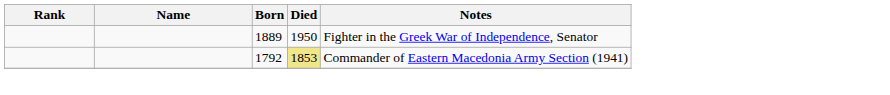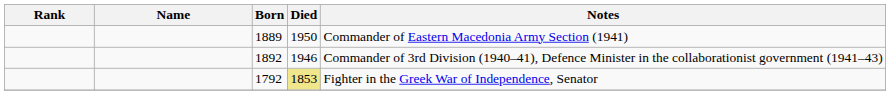(461, 36) Fighter in the Greek War of Independence, Senator -> (476, 36) Commander of Eastern Macedonia Army Section (1941)
+ row: (269, 57)
(476, 57) Commander of Eastern Macedonia Army Section (1941) -> (461, 79) Fighter in the Greek War of Independence, Senator
